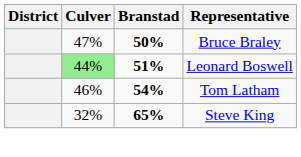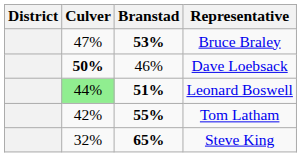(149, 41) 50% -> (149, 41) 53%
+ row: (240, 66)
(88, 90) 46% -> (88, 115) 42%
(149, 90) 54% -> (149, 115) 55%
